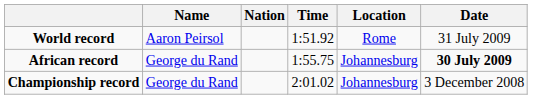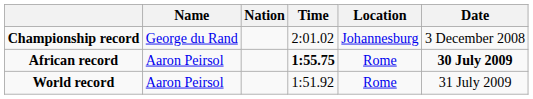rows swapped: (73, 37) <-> (73, 82)
(192, 60) George du Rand -> (185, 60) Aaron Peirsol
(313, 60) normal -> (313, 60) bold
(379, 60) Johannesburg -> (380, 60) Rome
